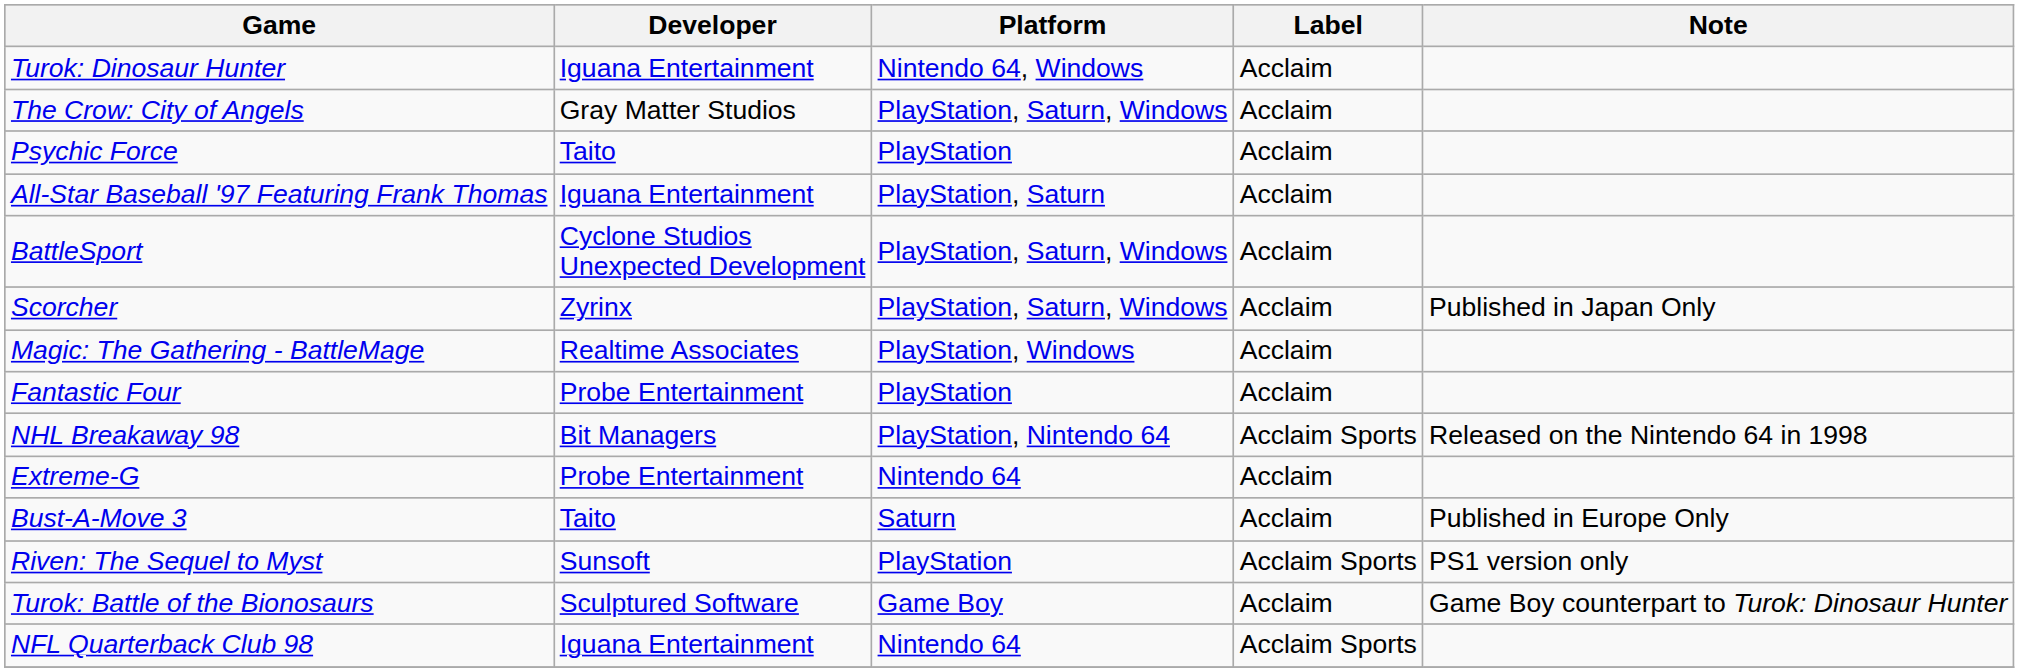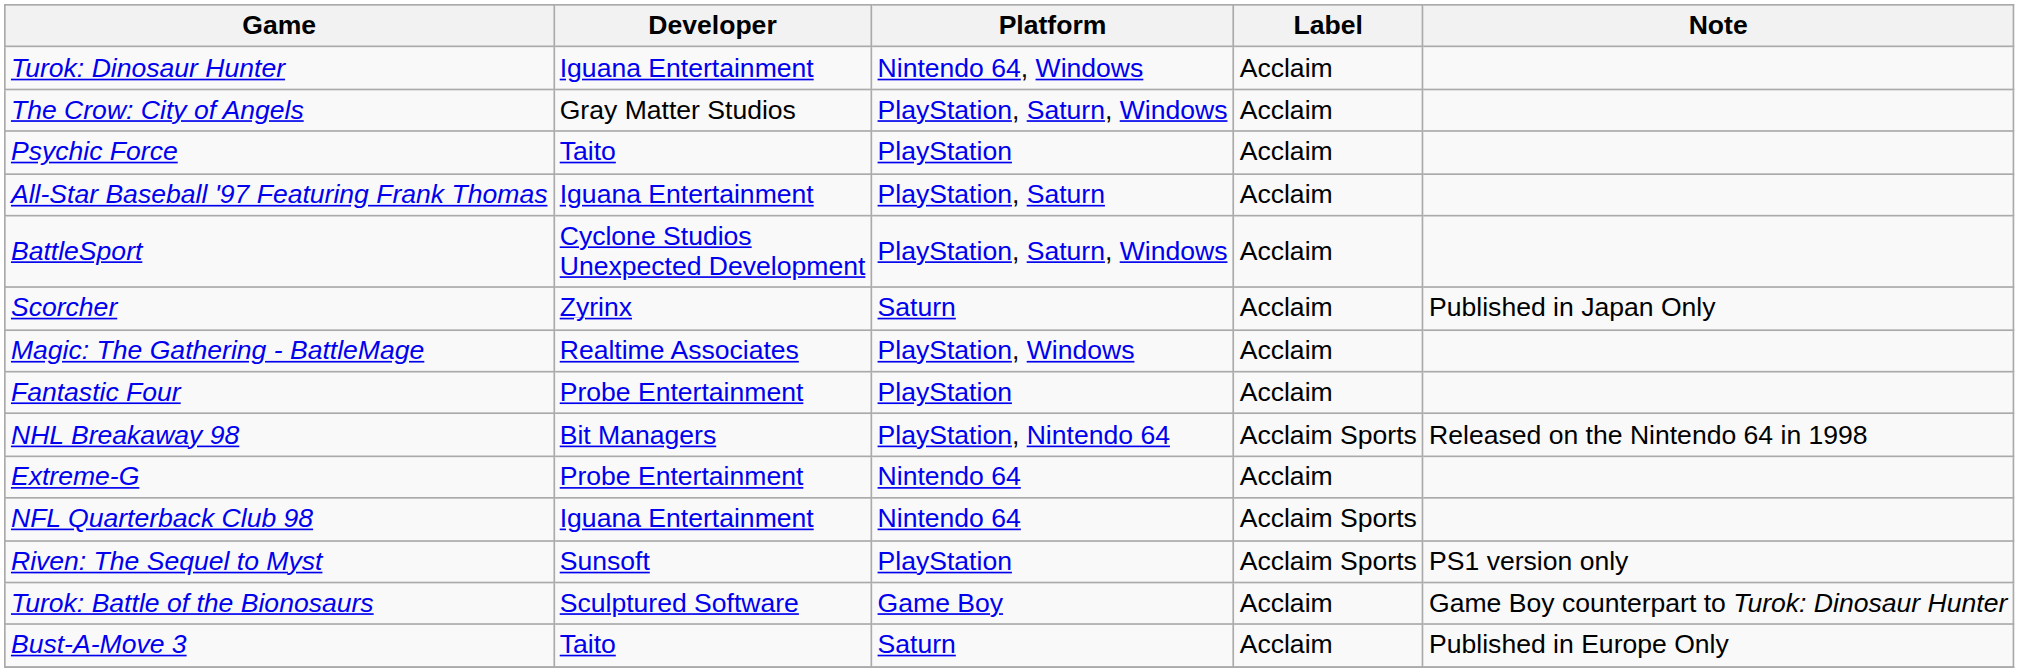(1053, 308) PlayStation, Saturn, Windows -> (917, 308) Saturn
rows swapped: (162, 645) <-> (99, 518)
